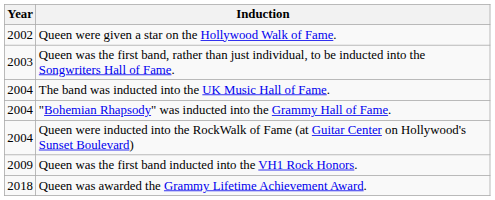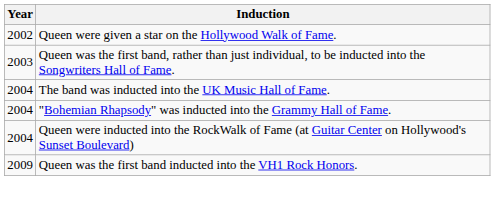- row: (203, 185)
